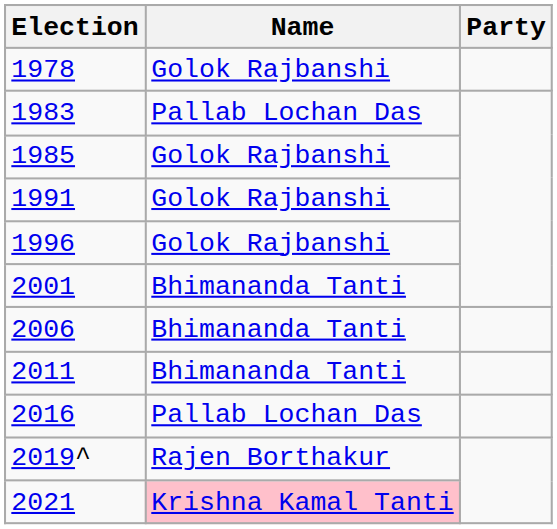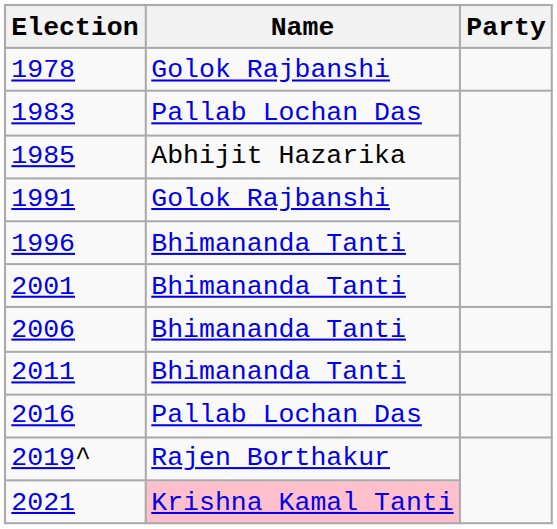(271, 156) Golok Rajbanshi -> (279, 156) Abhijit Hazarika
(271, 243) Golok Rajbanshi -> (279, 243) Bhimananda Tanti
